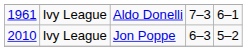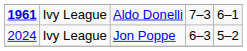(22, 14) normal -> (22, 14) bold
(22, 35) 2010 -> (22, 35) 2024
